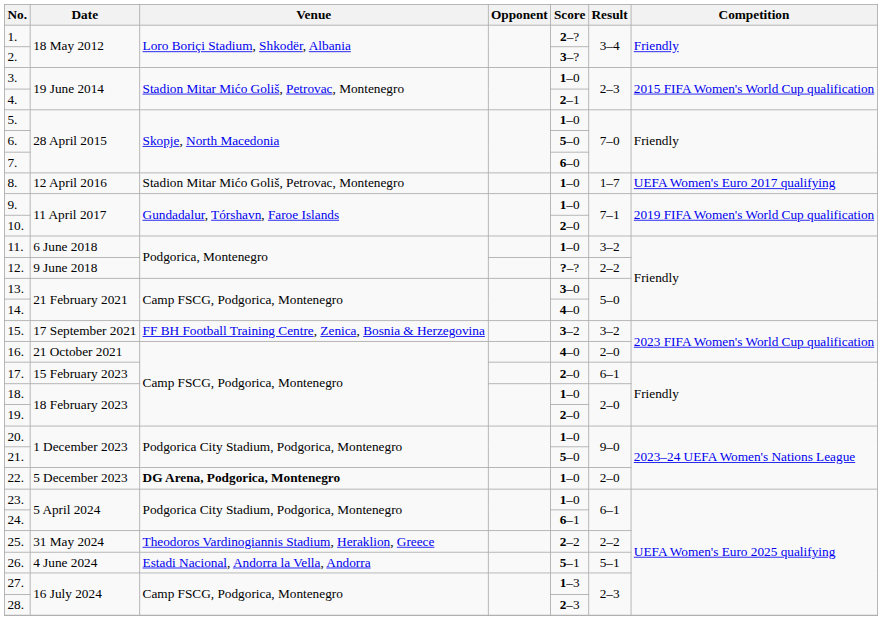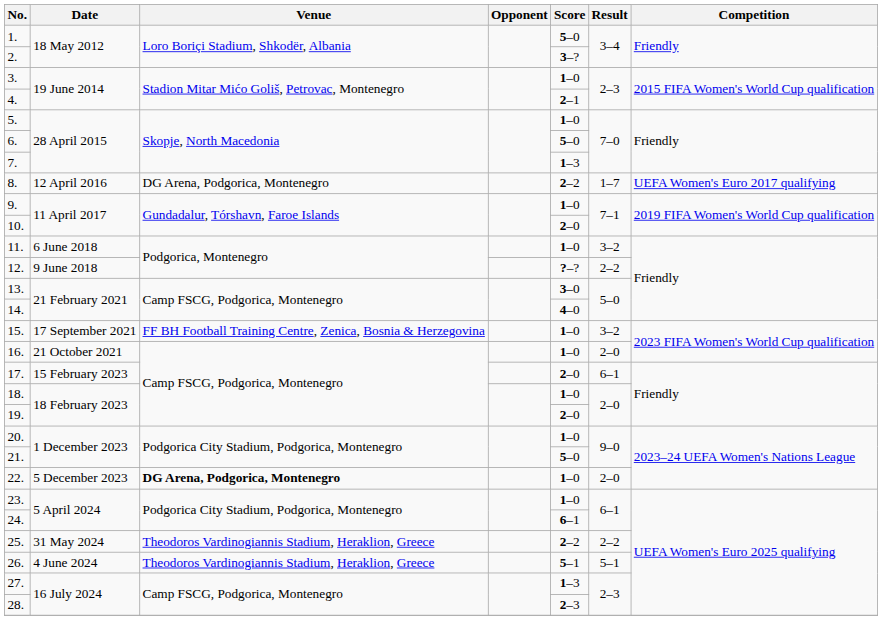(570, 36) 2–? -> (570, 36) 5–0
(570, 162) 6–0 -> (570, 162) 1–3
(273, 183) Stadion Mitar Mićo Goliš, Petrovac, Montenegro -> (236, 183) DG Arena, Podgorica, Montenegro
(570, 183) 1–0 -> (570, 183) 2–2
(570, 330) 3–2 -> (570, 330) 1–0
(570, 352) 4–0 -> (570, 352) 1–0
(257, 562) Estadi Nacional, Andorra la Vella, Andorra -> (288, 562) Theodoros Vardinogiannis Stadium, Heraklion, Greece
